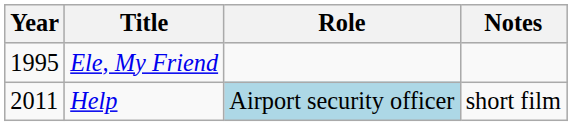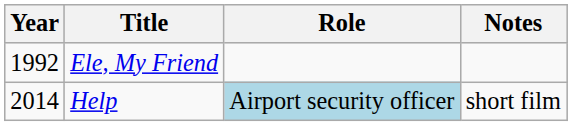(35, 62) 1995 -> (35, 62) 1992
(34, 100) 2011 -> (35, 100) 2014
